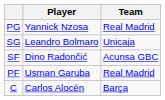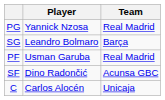(119, 42) Unicaja -> (115, 42) Barça
rows swapped: (13, 57) <-> (13, 73)
(115, 88) Barça -> (119, 88) Unicaja
